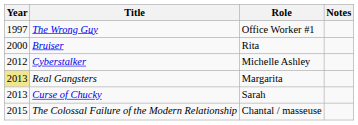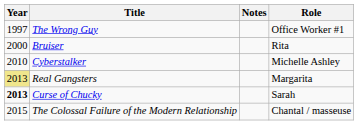columns swapped: (282, 12) <-> (339, 12)
(17, 62) 2012 -> (17, 62) 2010
(17, 95) normal -> (17, 95) bold
